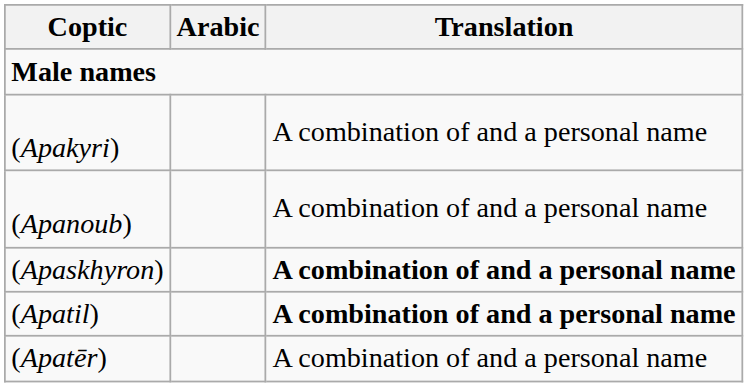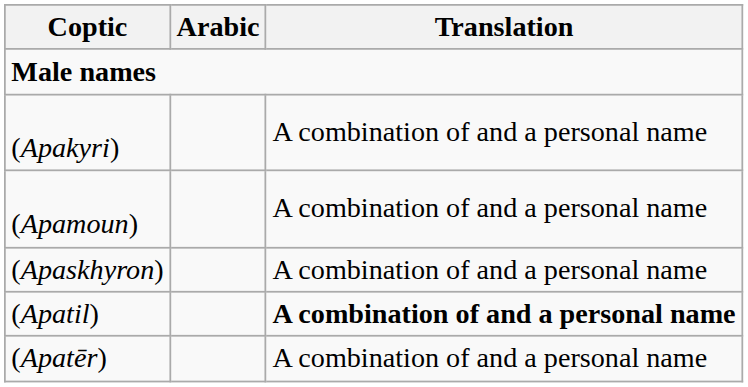+ row: (75, 224)
- row: (72, 224)
(504, 268) bold -> (490, 268) normal
